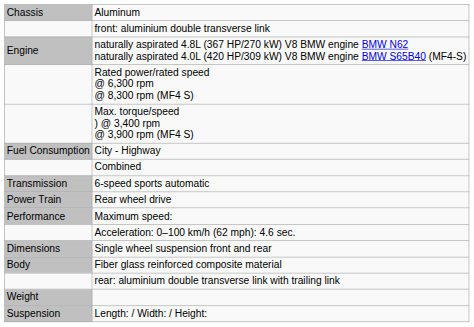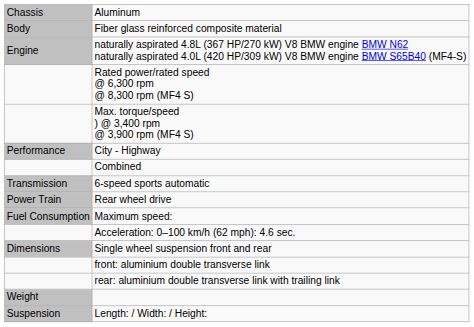rows swapped: (188, 265) <-> (182, 28)
(48, 151) Fuel Consumption -> (36, 151) Performance
(36, 216) Performance -> (48, 216) Fuel Consumption
